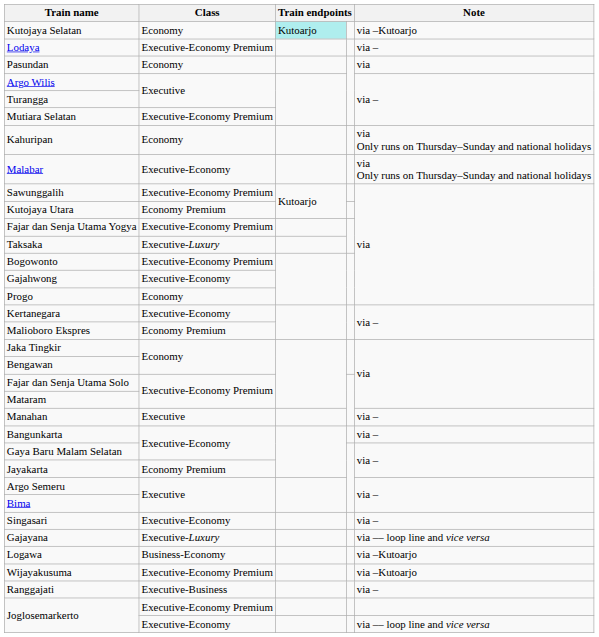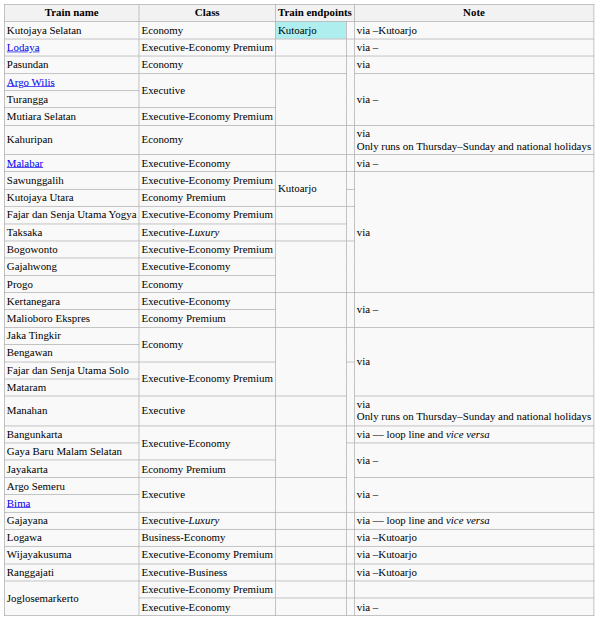(474, 169) via Only runs on Thursday–Sunday and national holidays -> (368, 163) via –
(368, 417) via – -> (474, 411) via Only runs on Thursday–Sunday and national holidays
(368, 434) via – -> (423, 434) via –– loop line and vice versa
- row: (27, 520)
(368, 589) via – -> (387, 572) via –Kutoarjo
(423, 624) via –– loop line and vice versa -> (368, 607) via –
